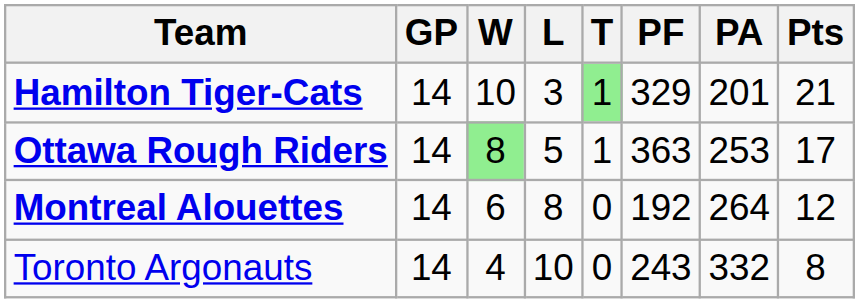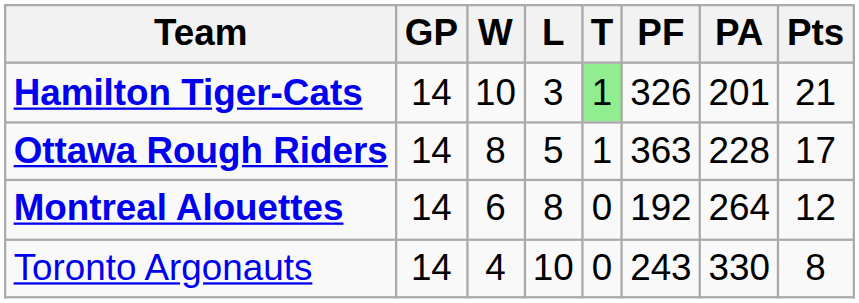(661, 92) 329 -> (661, 92) 326
(495, 150) lightgreen background -> (495, 150) no background
(739, 150) 253 -> (739, 150) 228
(739, 267) 332 -> (739, 267) 330
